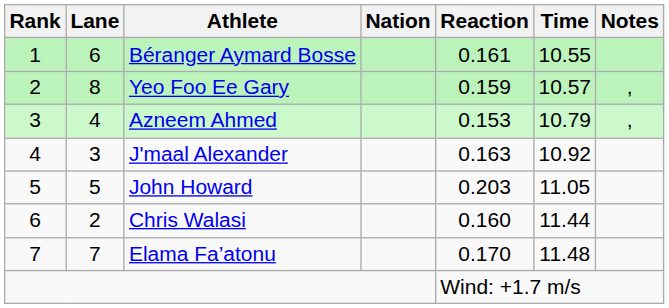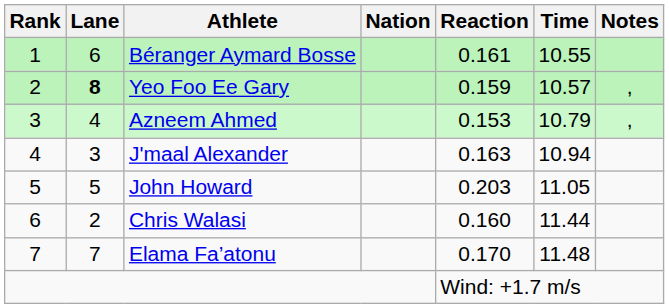(95, 87) normal -> (95, 87) bold
(565, 154) 10.92 -> (565, 154) 10.94
